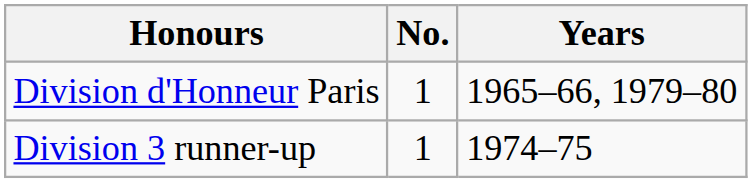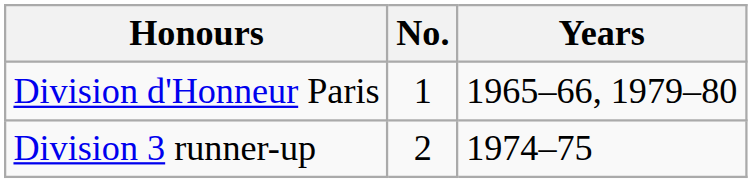(423, 147) 1 -> (423, 147) 2
